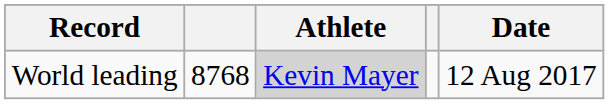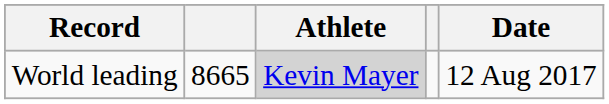(220, 74) 8768 -> (220, 74) 8665
